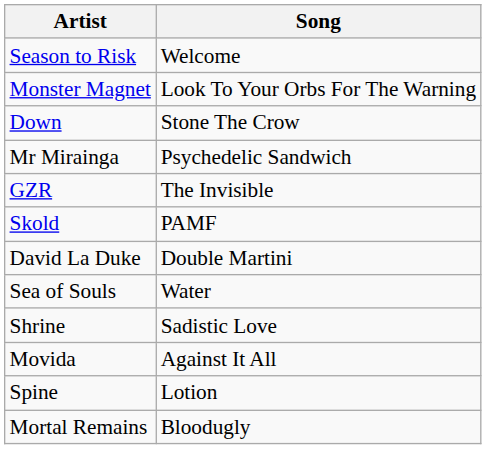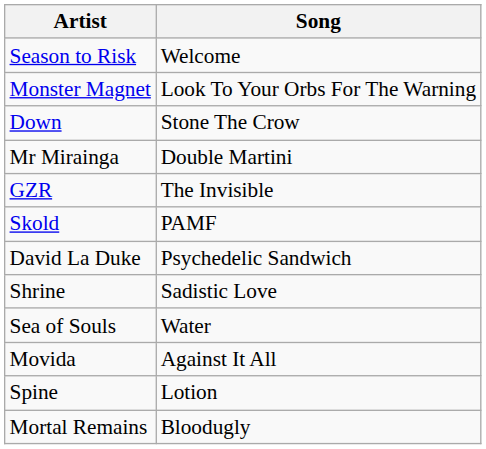(256, 156) Psychedelic Sandwich -> (227, 156) Double Martini
(227, 257) Double Martini -> (256, 257) Psychedelic Sandwich
rows swapped: (63, 291) <-> (37, 325)
